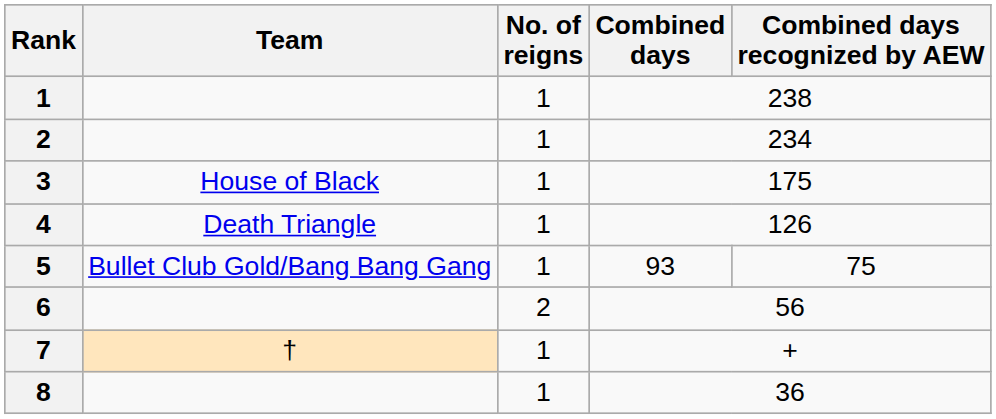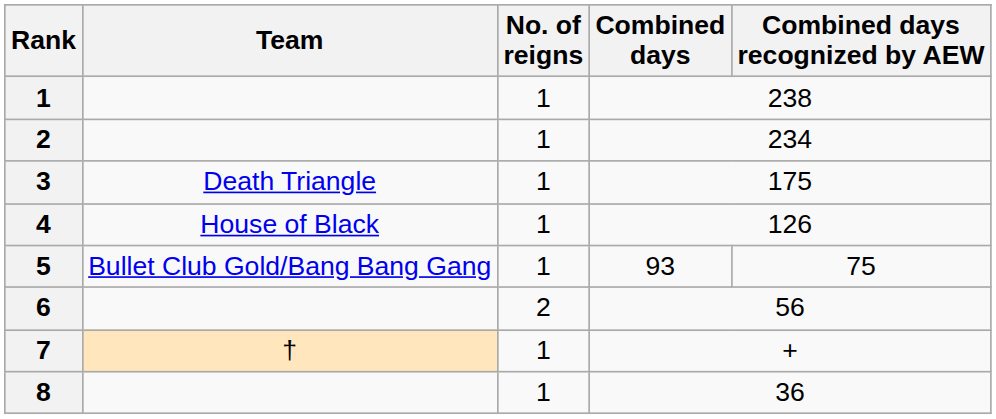(290, 181) House of Black -> (290, 181) Death Triangle
(290, 223) Death Triangle -> (290, 223) House of Black
